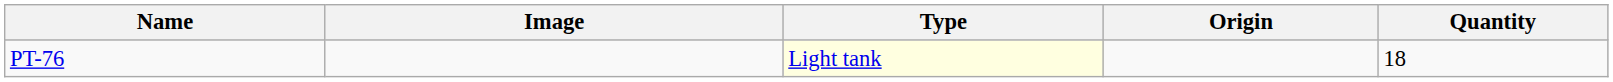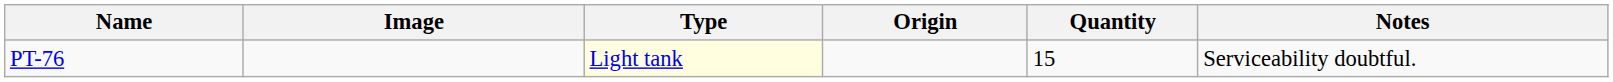+ column: (1403, 22)
(1395, 58) 18 -> (1044, 58) 15
